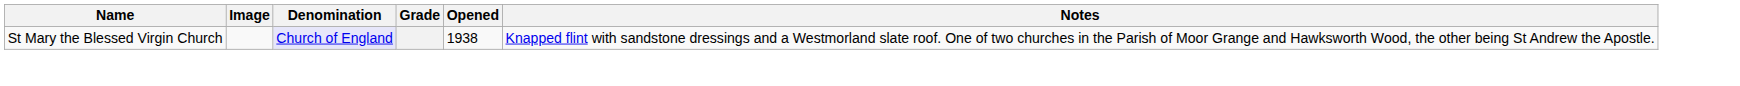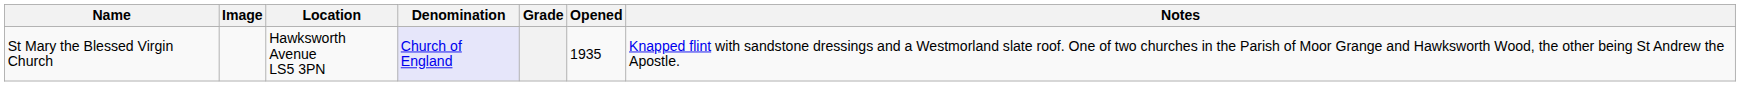+ column: (332, 15)
(462, 37) 1938 -> (586, 53) 1935
